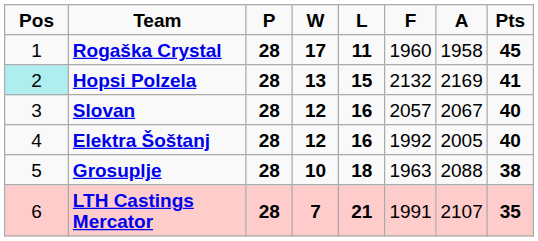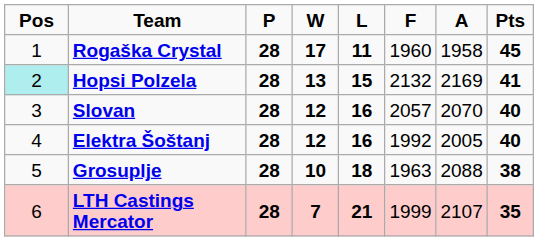(462, 110) 2067 -> (462, 110) 2070
(411, 211) 1991 -> (411, 211) 1999
